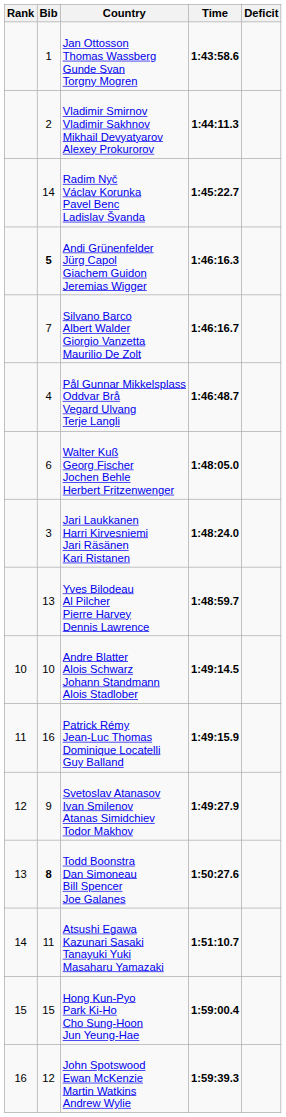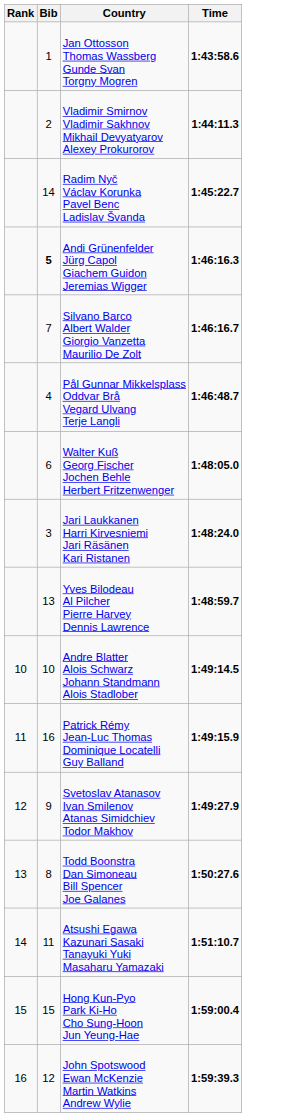- column: (261, 13)
(49, 874) bold -> (49, 874) normal
